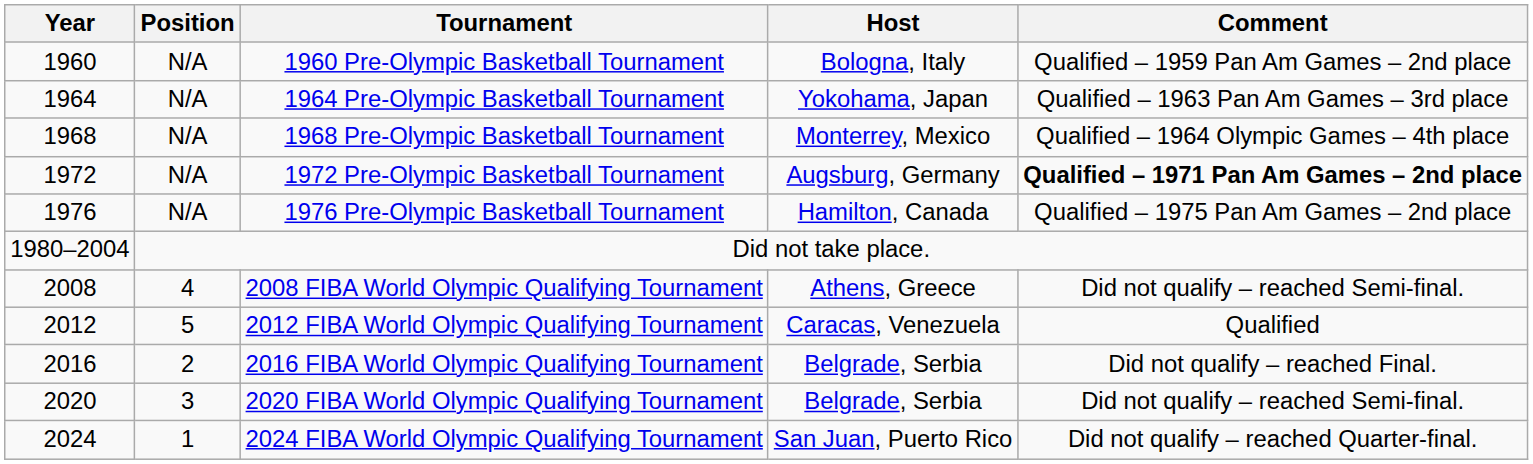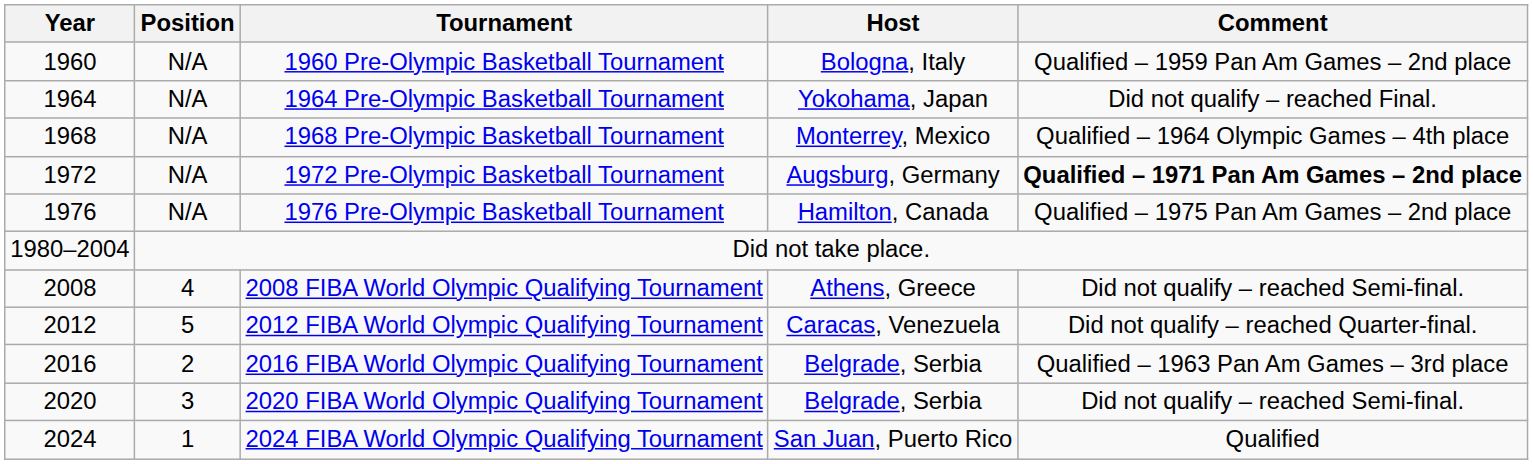(1273, 99) Qualified – 1963 Pan Am Games – 3rd place -> (1273, 99) Did not qualify – reached Final.
(1273, 325) Qualified -> (1273, 325) Did not qualify – reached Quarter-final.
(1273, 363) Did not qualify – reached Final. -> (1273, 363) Qualified – 1963 Pan Am Games – 3rd place
(1273, 439) Did not qualify – reached Quarter-final. -> (1273, 439) Qualified
